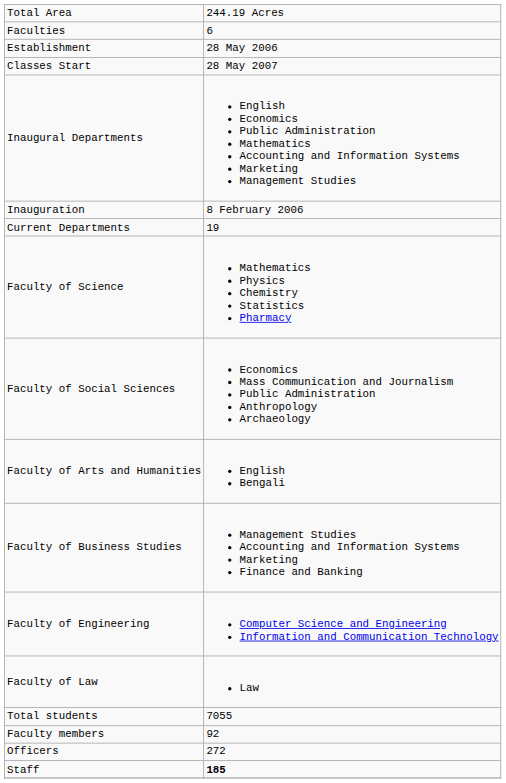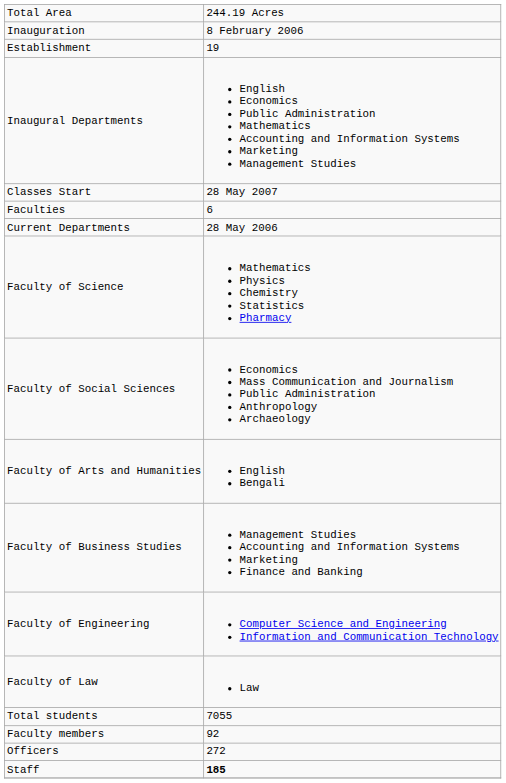rows swapped: (46, 210) <-> (36, 31)
(242, 48) 28 May 2006 -> (213, 48) 19
rows swapped: (49, 66) <-> (75, 138)
(213, 227) 19 -> (242, 227) 28 May 2006
